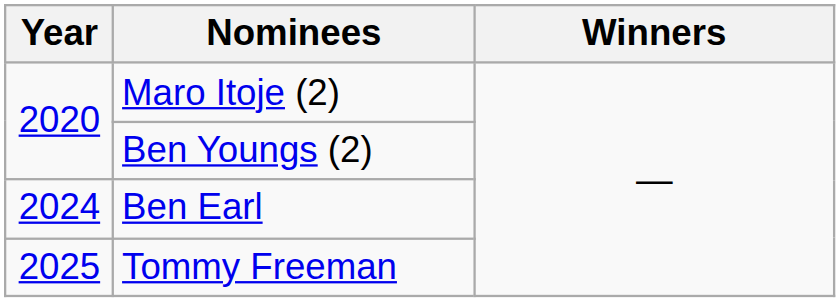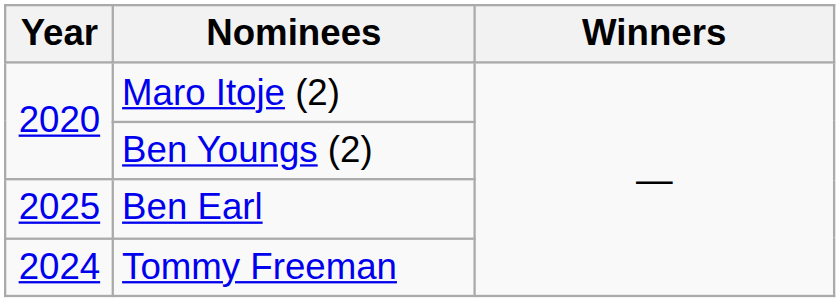(59, 207) 2024 -> (59, 207) 2025
(59, 265) 2025 -> (59, 265) 2024
